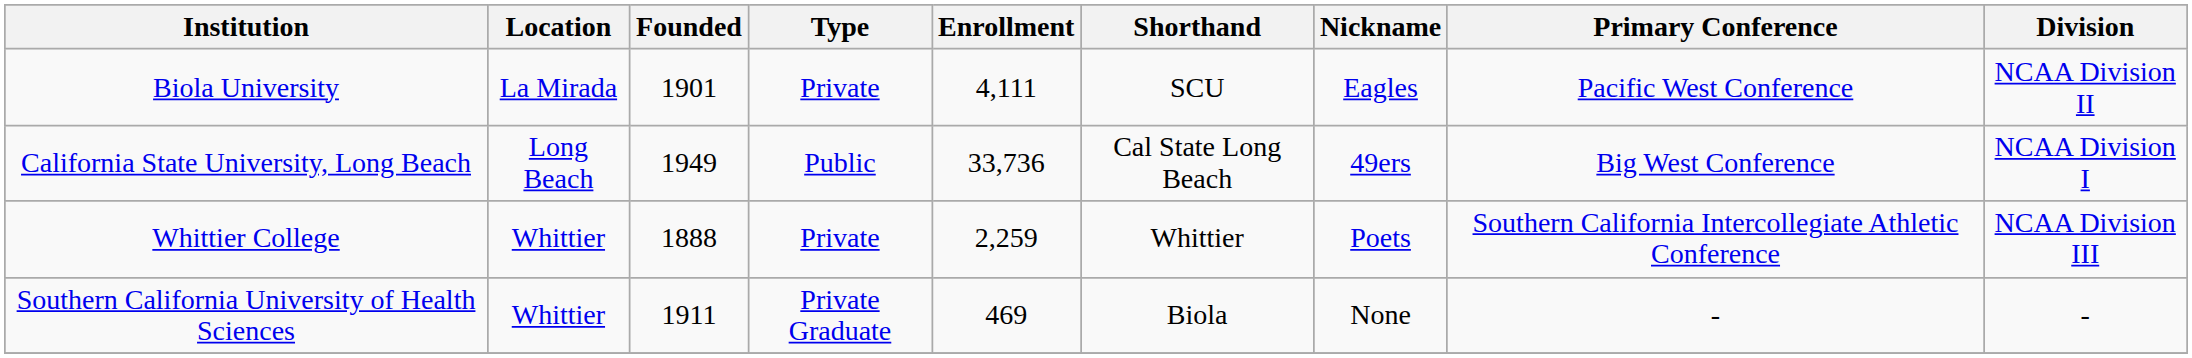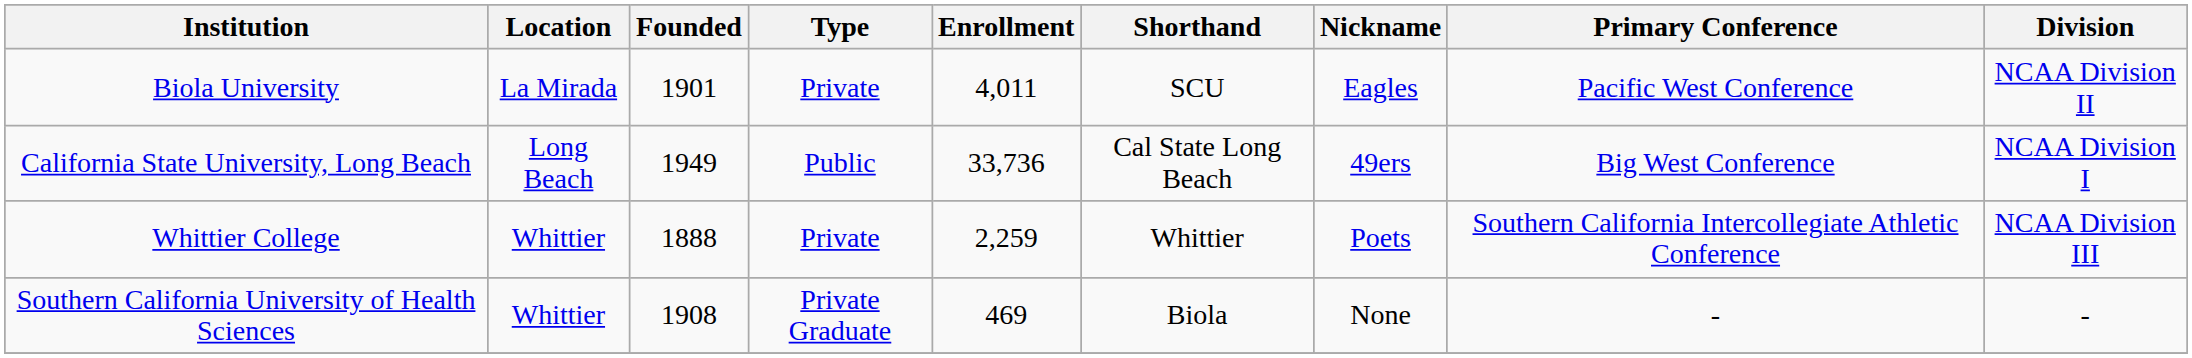(1006, 86) 4,111 -> (1006, 86) 4,011
(689, 314) 1911 -> (689, 314) 1908
